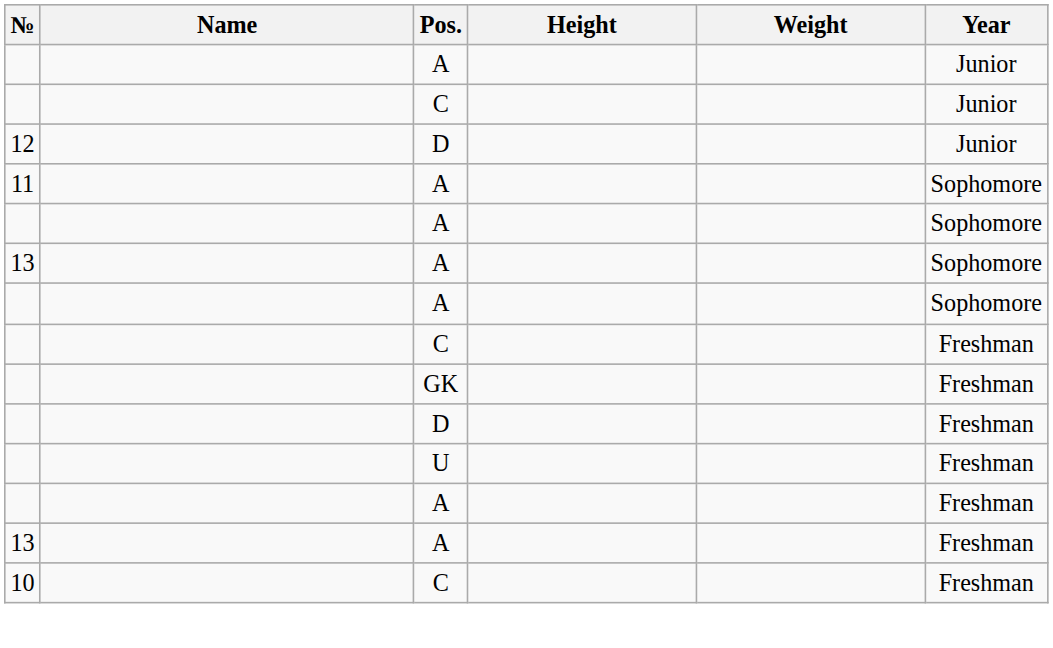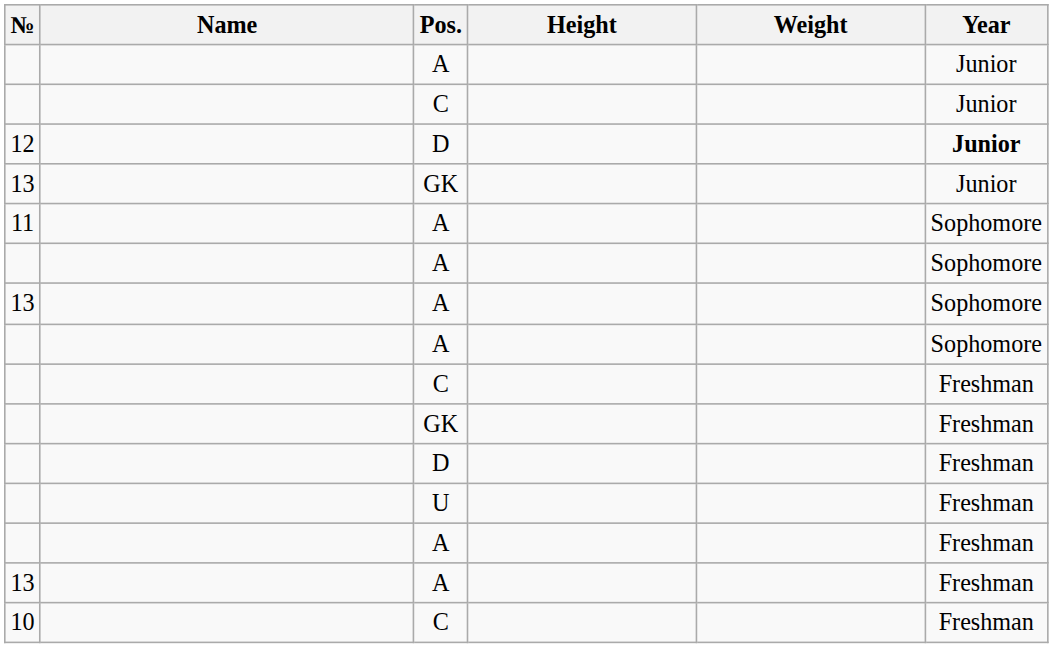(986, 144) normal -> (986, 144) bold
+ row: (23, 184)
